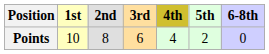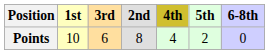columns swapped: (105, 15) <-> (140, 15)
